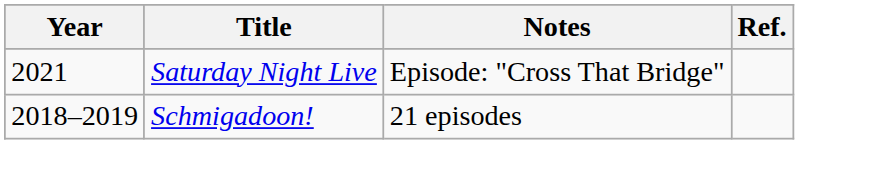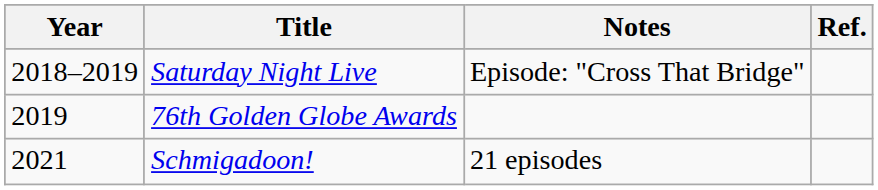(40, 71) 2021 -> (75, 71) 2018–2019
+ row: (304, 116)
(75, 116) 2018–2019 -> (40, 160) 2021
